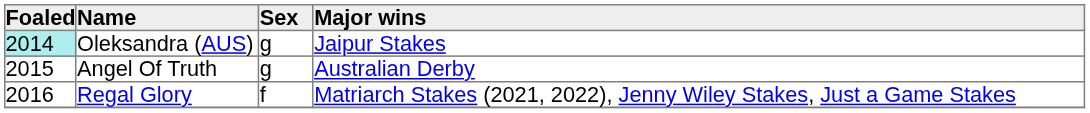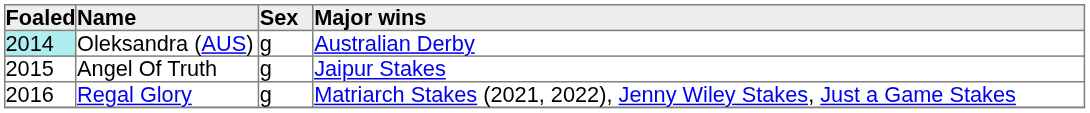(380, 43) Jaipur Stakes -> (394, 43) Australian Derby
(394, 69) Australian Derby -> (380, 69) Jaipur Stakes
(263, 95) f -> (266, 95) g
